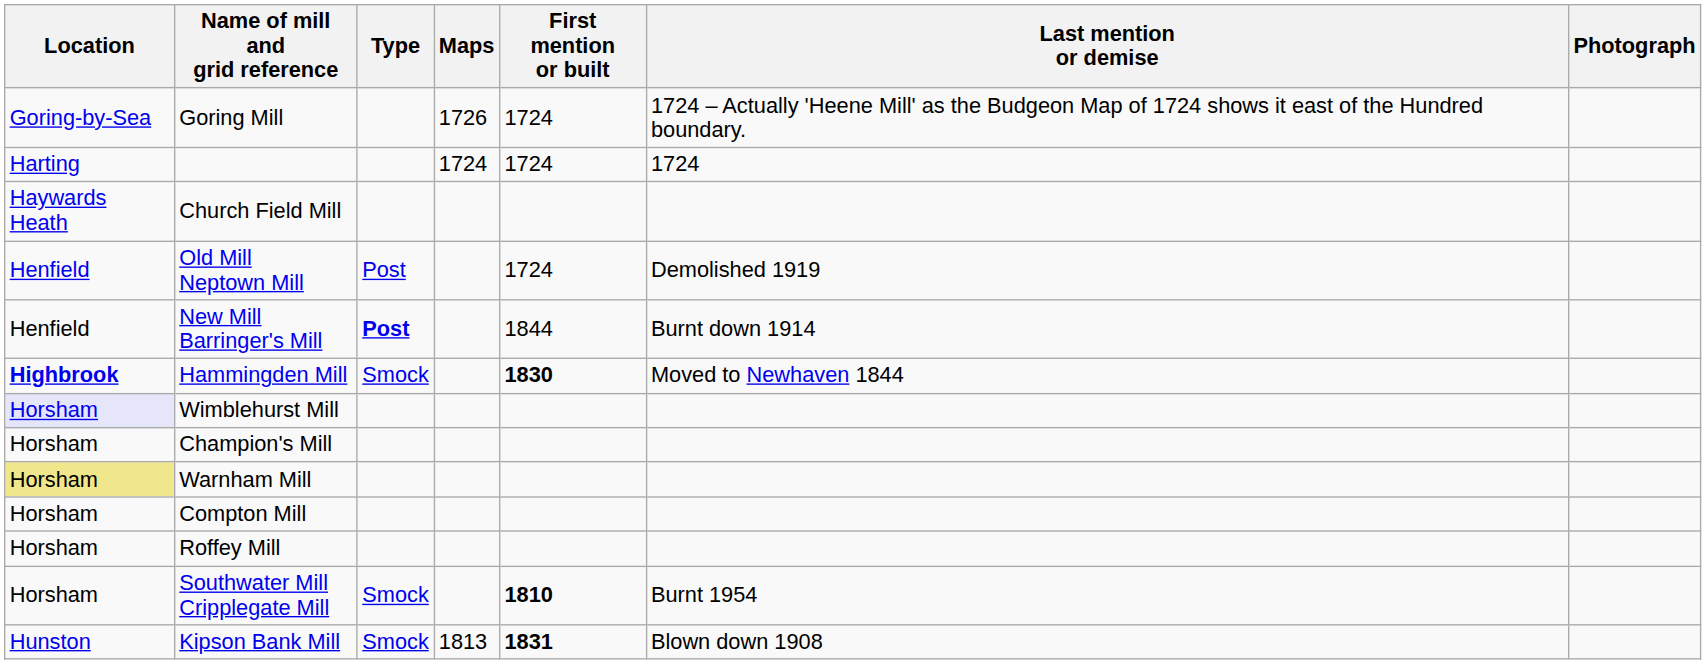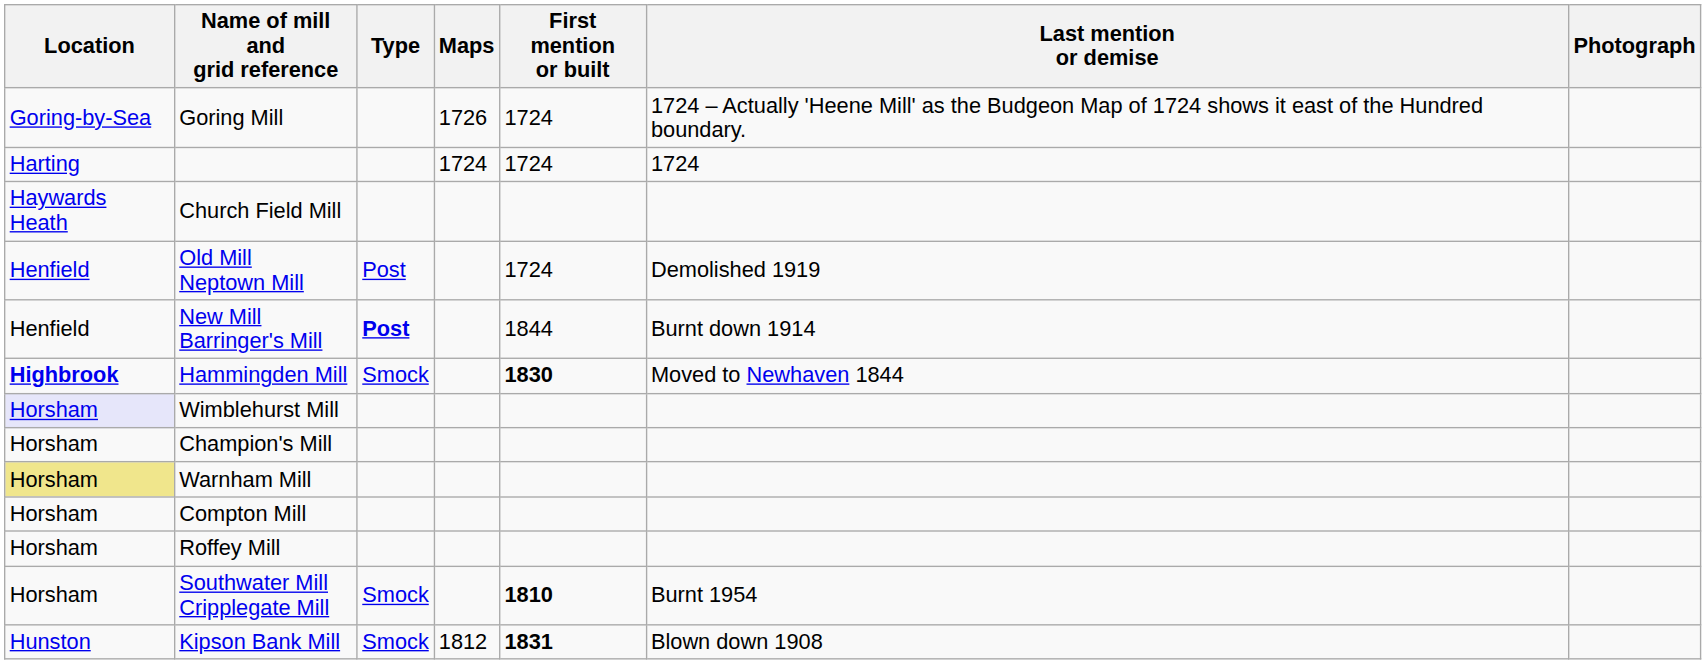(463, 641) 1813 -> (463, 641) 1812
